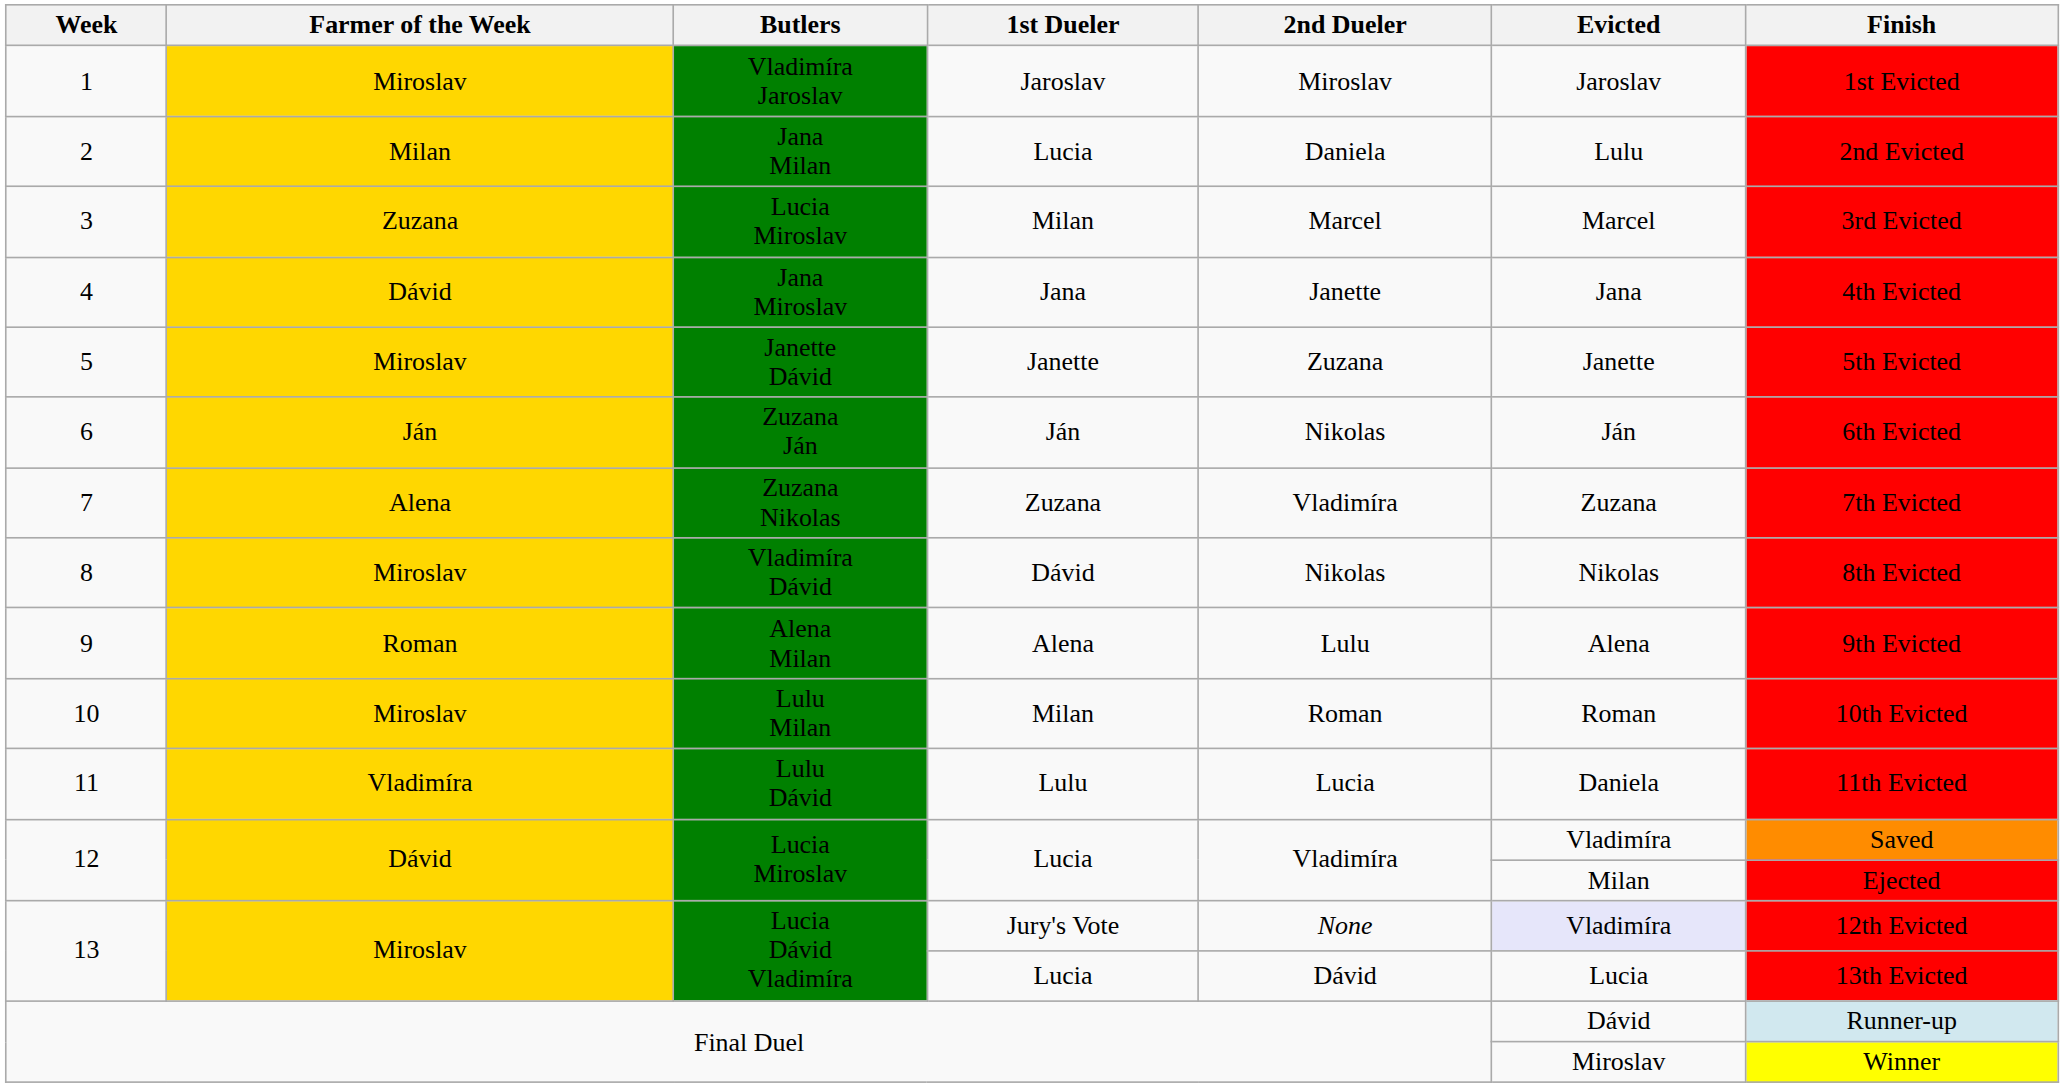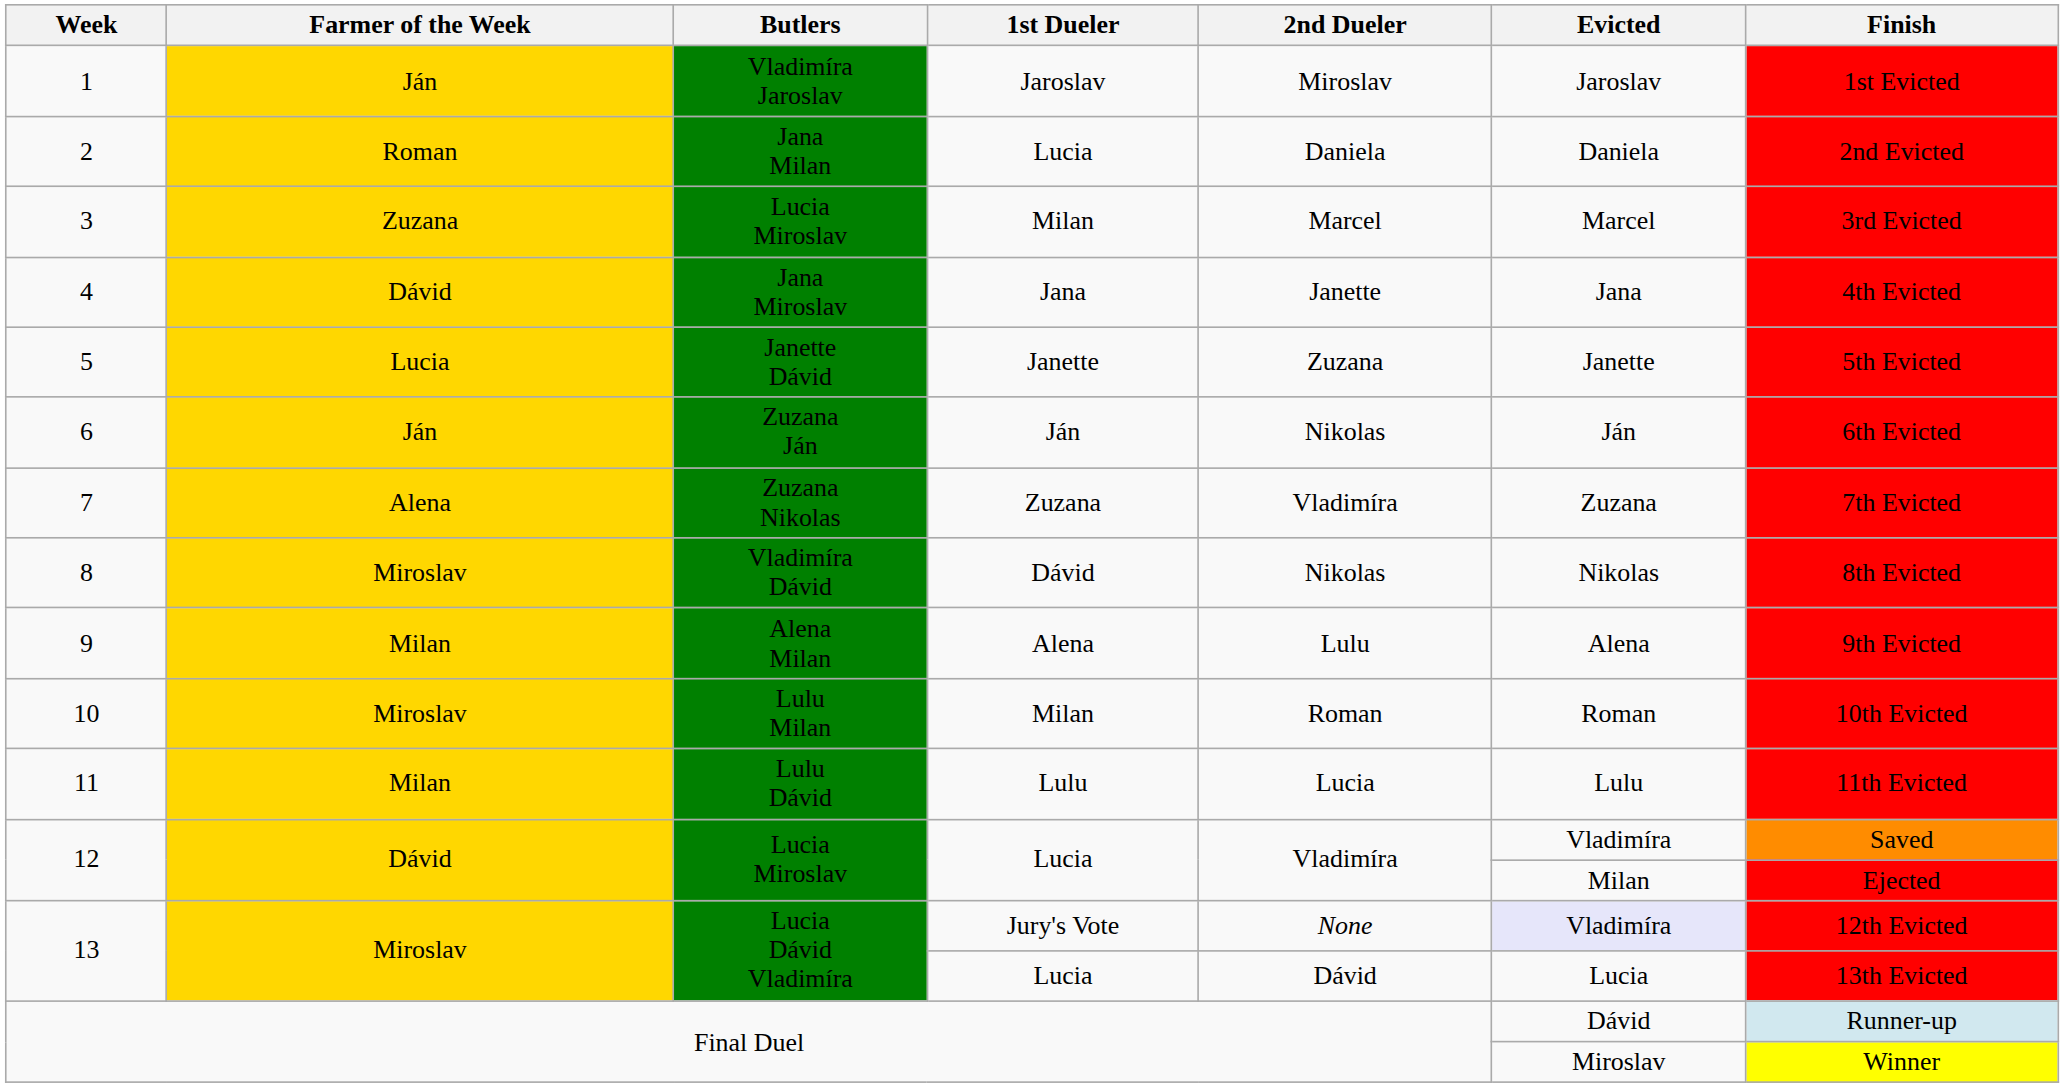(420, 80) Miroslav -> (420, 80) Ján
(420, 151) Milan -> (420, 151) Roman
(1619, 151) Lulu -> (1619, 151) Daniela
(420, 361) Miroslav -> (420, 361) Lucia
(420, 642) Roman -> (420, 642) Milan
(420, 783) Vladimíra -> (420, 783) Milan
(1619, 783) Daniela -> (1619, 783) Lulu
